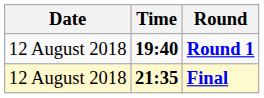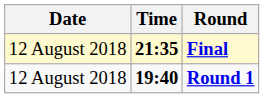rows swapped: (221, 48) <-> (207, 78)
